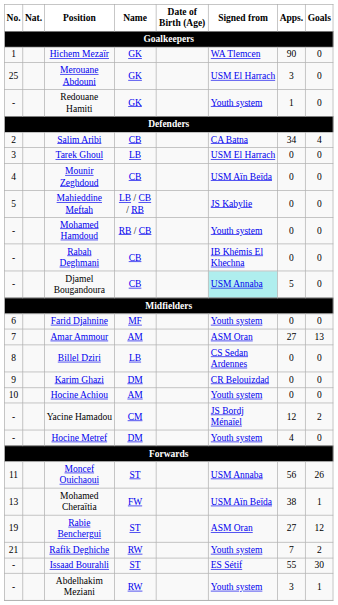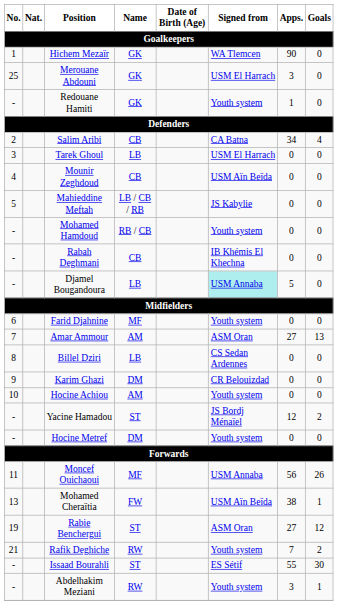(135, 284) CB -> (135, 284) LB
(135, 417) CM -> (135, 417) ST
(291, 438) 4 -> (291, 438) 0
(135, 475) ST -> (135, 475) MF
